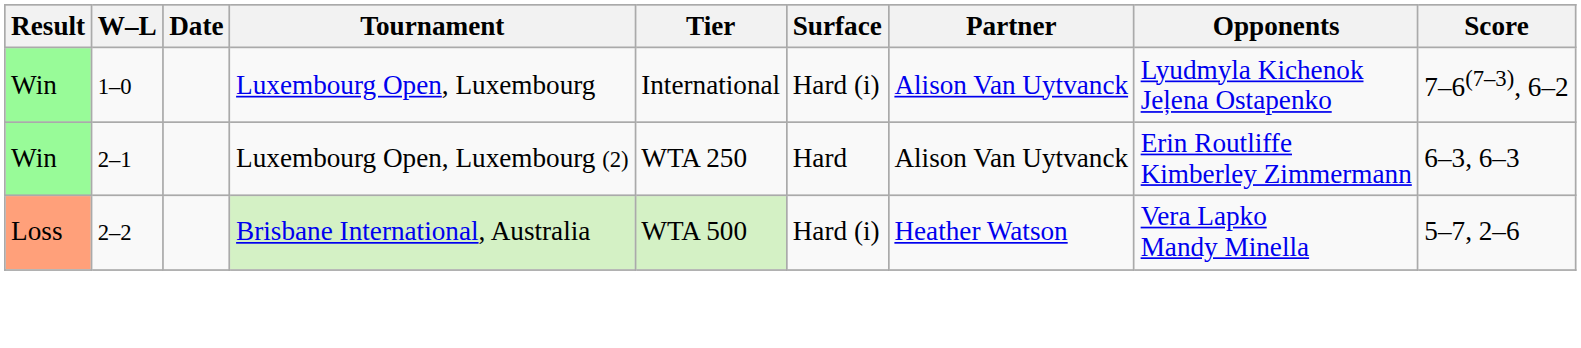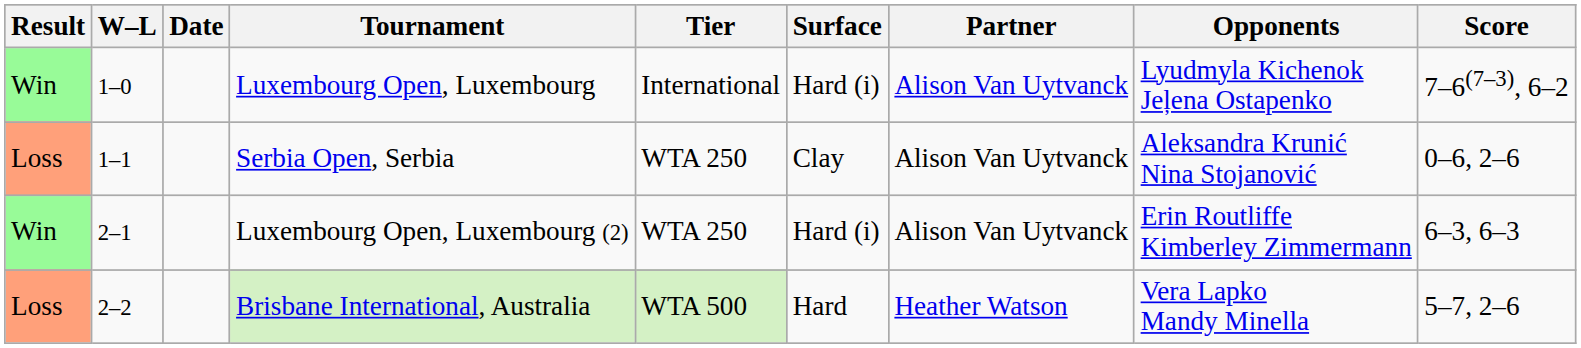+ row: (345, 158)
(820, 158) Hard -> (836, 231) Hard (i)
(836, 231) Hard (i) -> (820, 305) Hard
